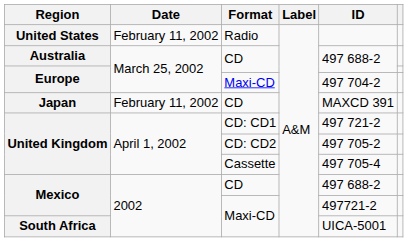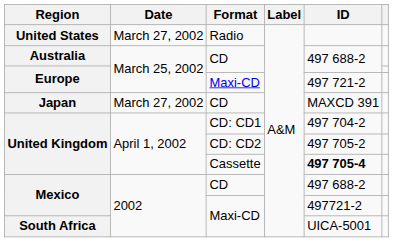(166, 35) February 11, 2002 -> (158, 35) March 27, 2002
(351, 82) 497 704-2 -> (336, 82) 497 721-2
(166, 102) February 11, 2002 -> (158, 102) March 27, 2002
(351, 123) 497 721-2 -> (336, 123) 497 704-2
(351, 164) normal -> (336, 164) bold
